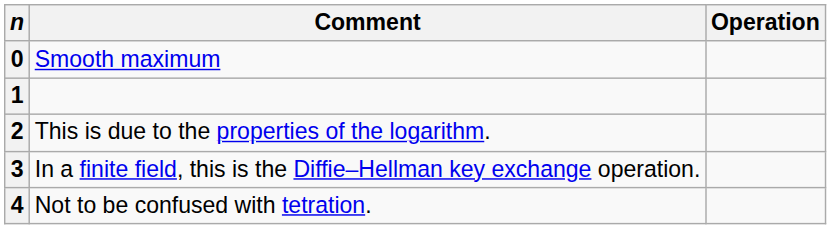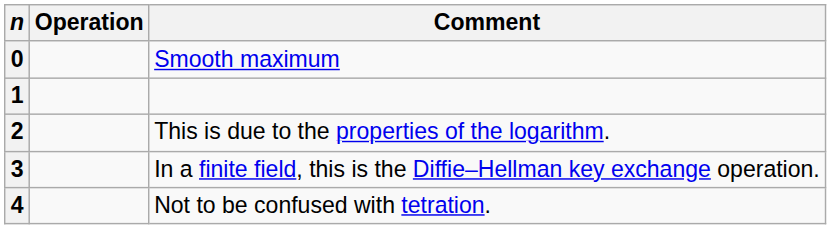columns swapped: (765, 22) <-> (368, 22)
